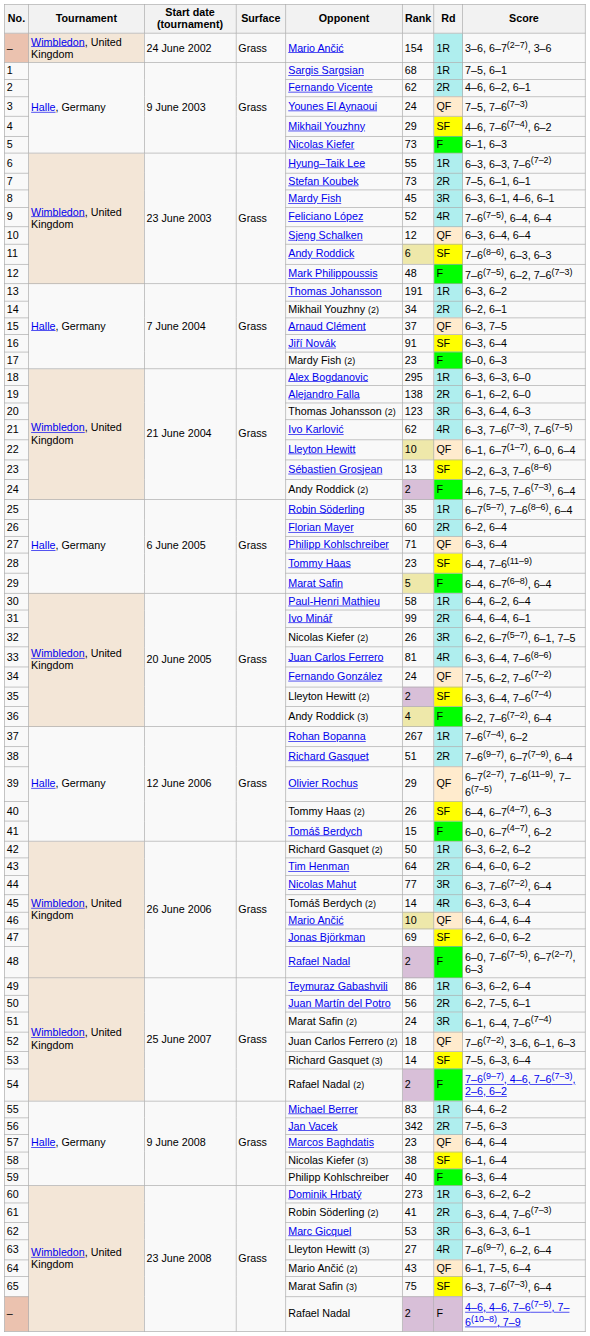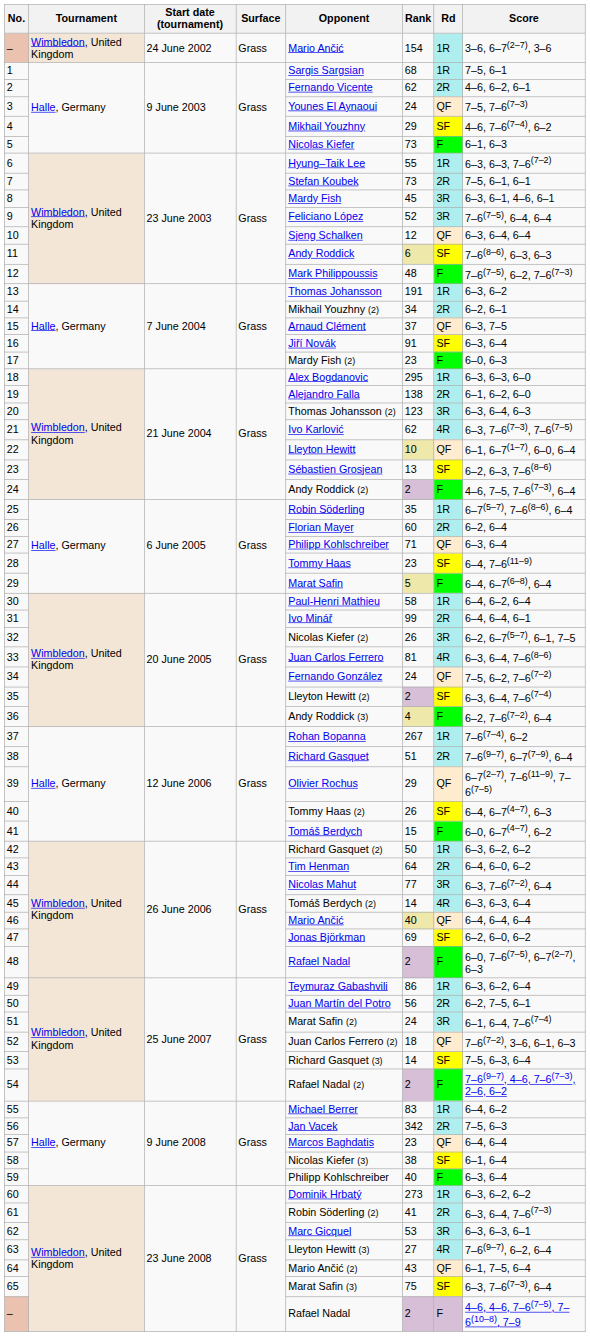(443, 217) 4R -> (443, 217) 3R
(411, 920) 10 -> (411, 920) 40
